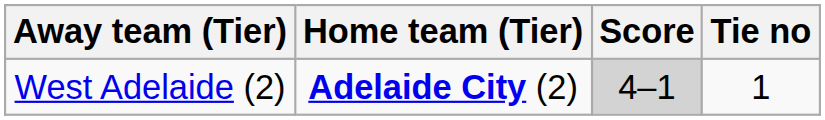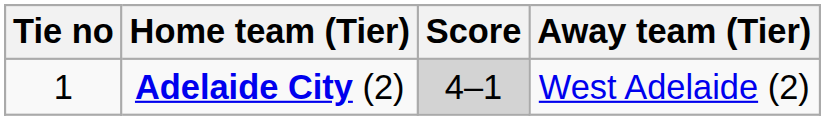columns swapped: (761, 31) <-> (150, 31)
